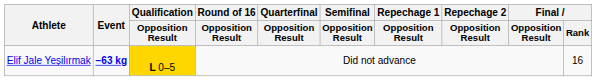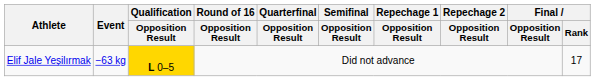(111, 61) bold -> (111, 61) normal
(578, 61) 16 -> (576, 61) 17
